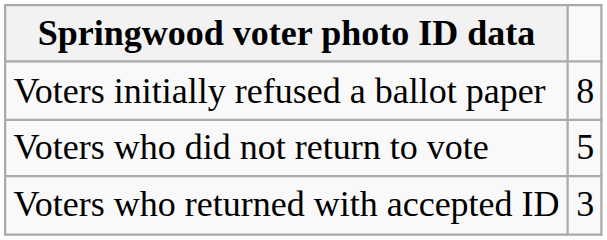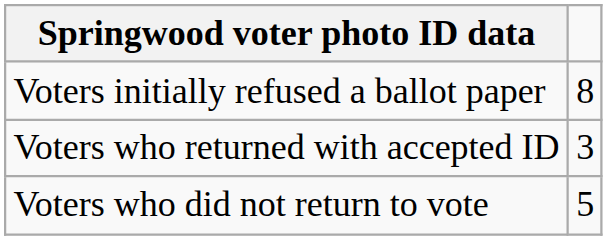rows swapped: (286, 204) <-> (251, 147)
